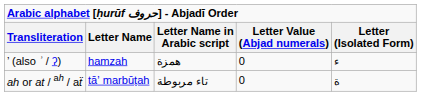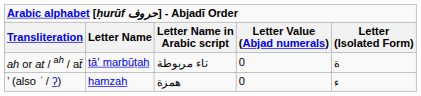rows swapped: (34, 61) <-> (45, 81)
